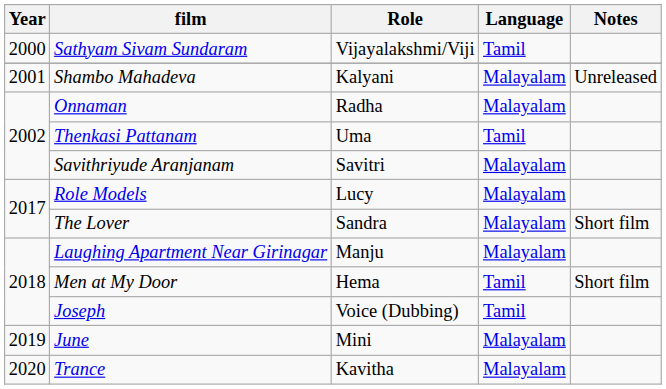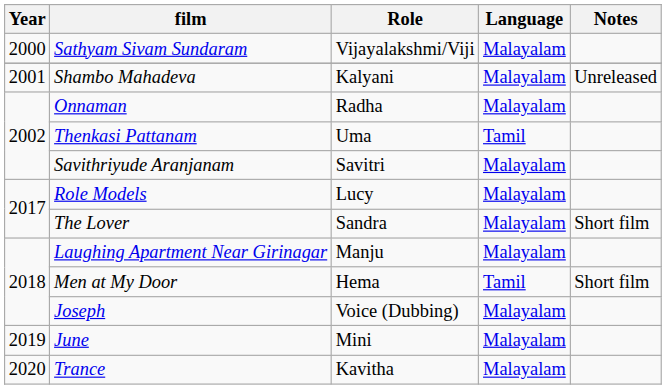(504, 48) Tamil -> (524, 48) Malayalam
(504, 310) Tamil -> (524, 310) Malayalam
